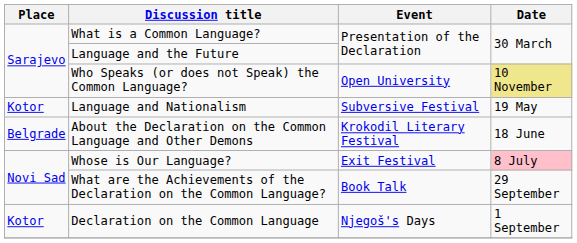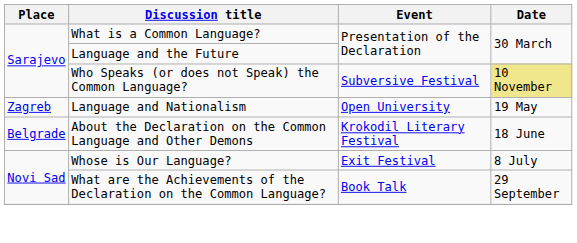(396, 80) Open University -> (410, 80) Subversive Festival
(26, 107) Kotor -> (29, 107) Zagreb
(410, 107) Subversive Festival -> (396, 107) Open University
(516, 160) pink background -> (516, 160) no background
- row: (195, 221)
